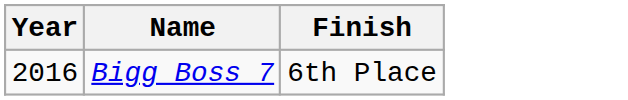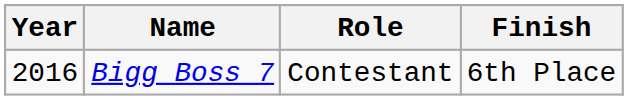+ column: (370, 28)
